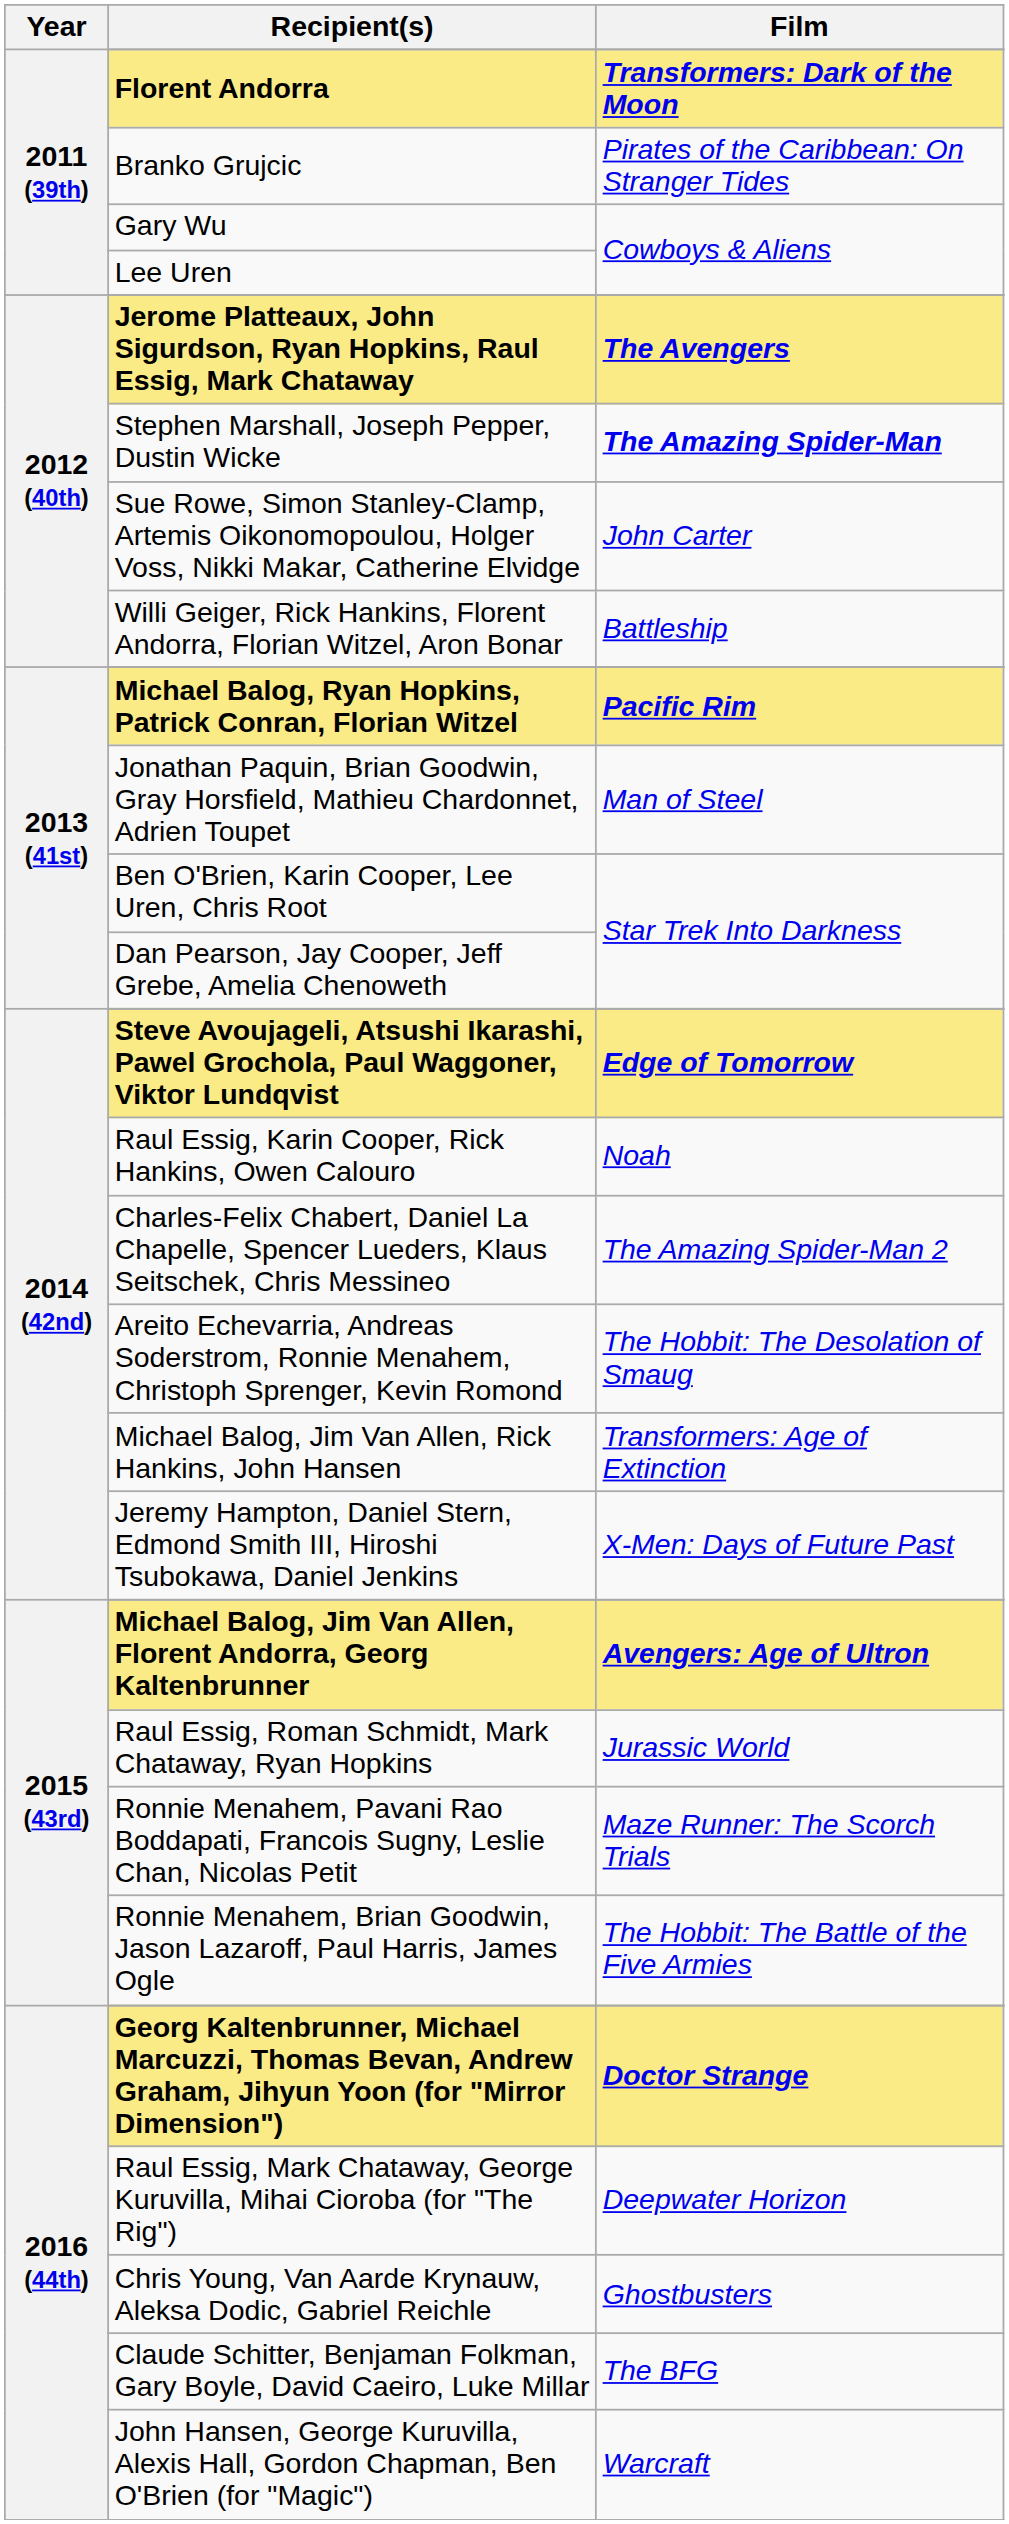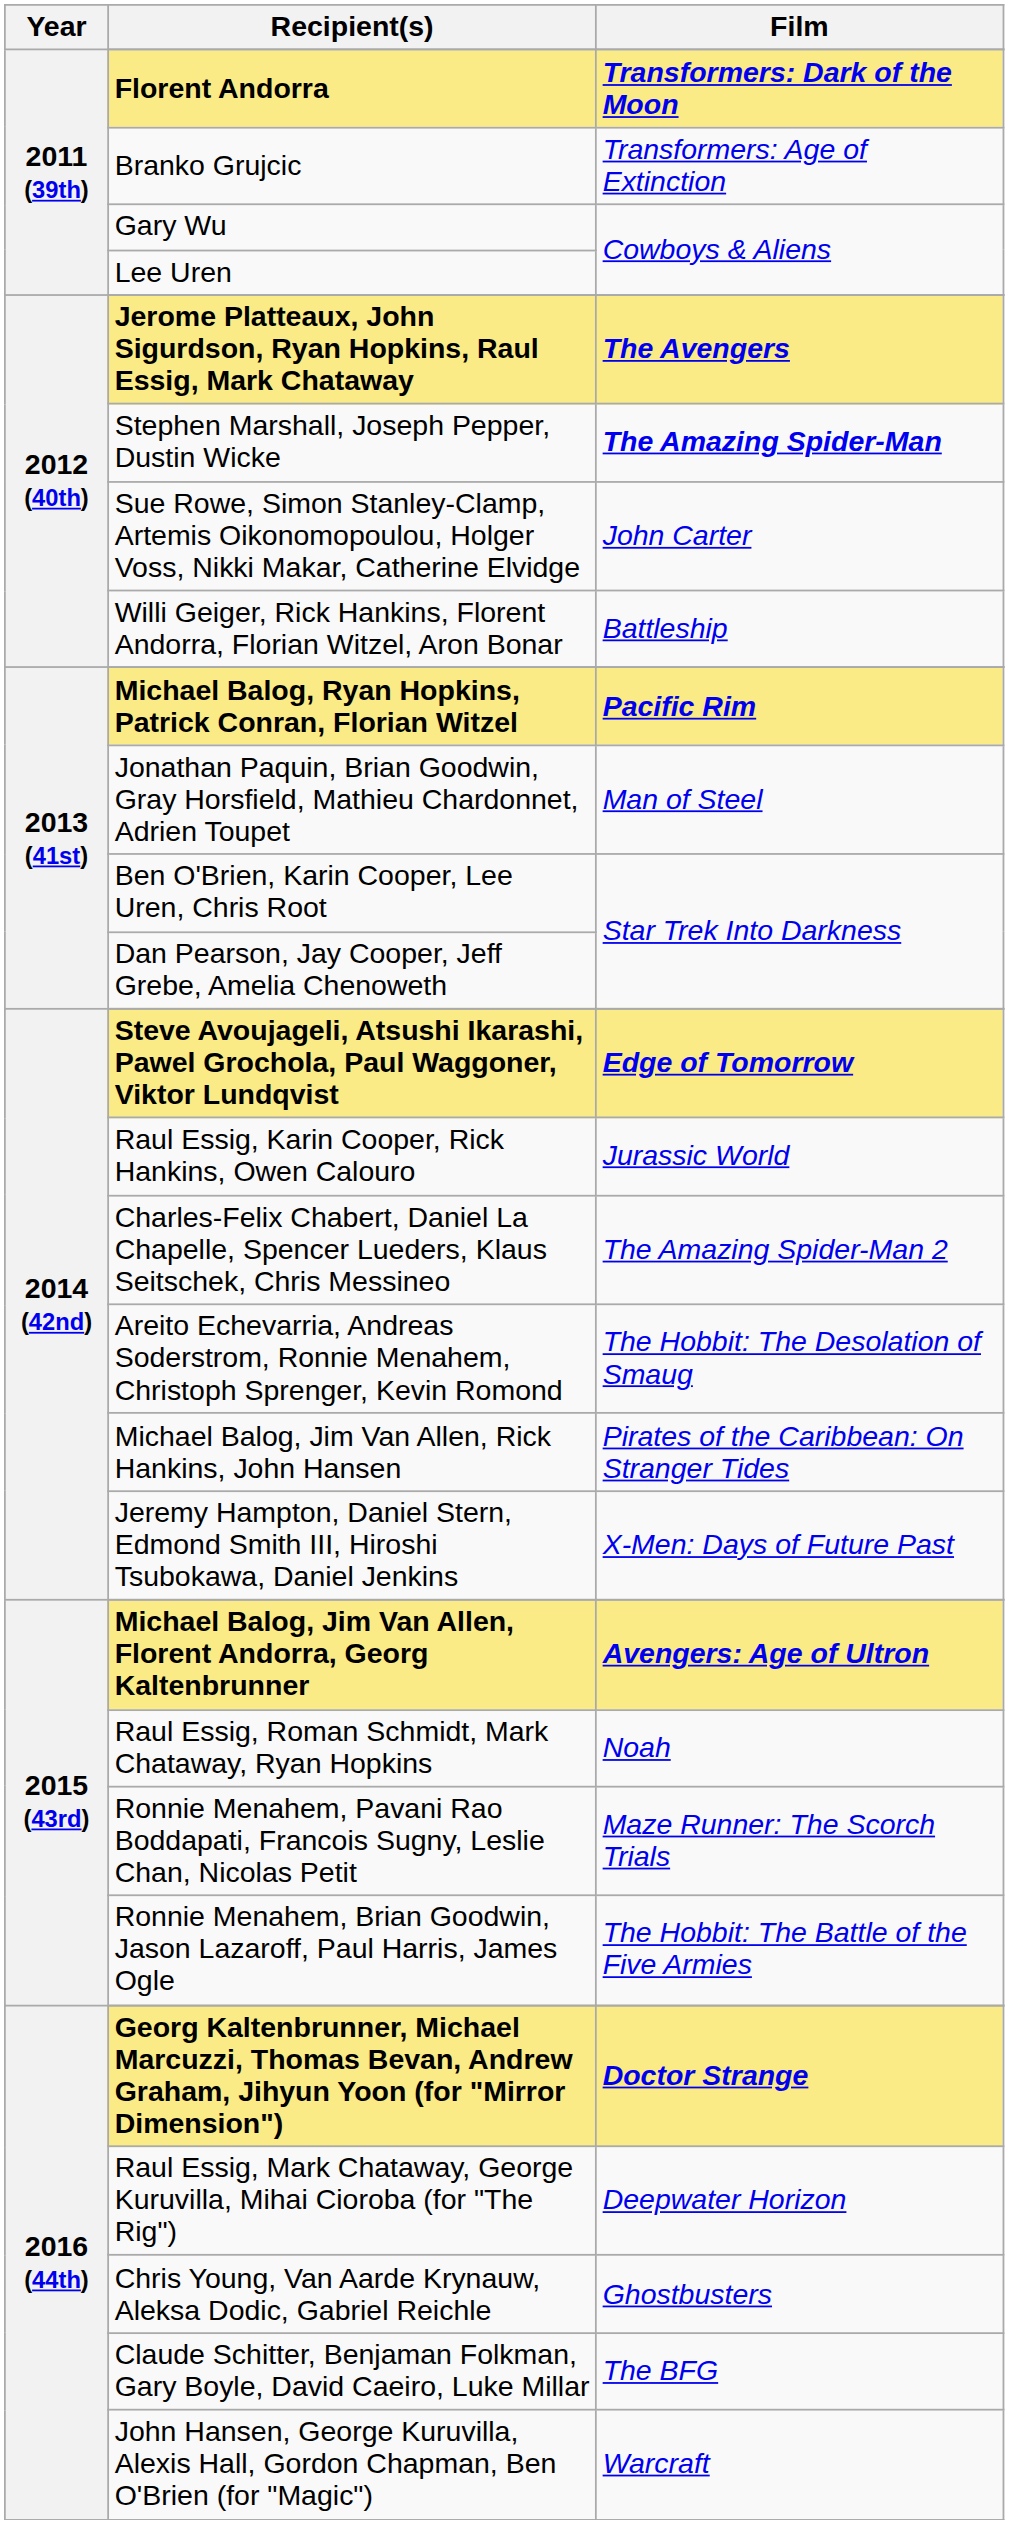(783, 165) Pirates of the Caribbean: On Stranger Tides -> (735, 165) Transformers: Age of Extinction
(637, 1156) Noah -> (696, 1156) Jurassic World
(735, 1451) Transformers: Age of Extinction -> (783, 1451) Pirates of the Caribbean: On Stranger Tides
(696, 1747) Jurassic World -> (637, 1747) Noah
